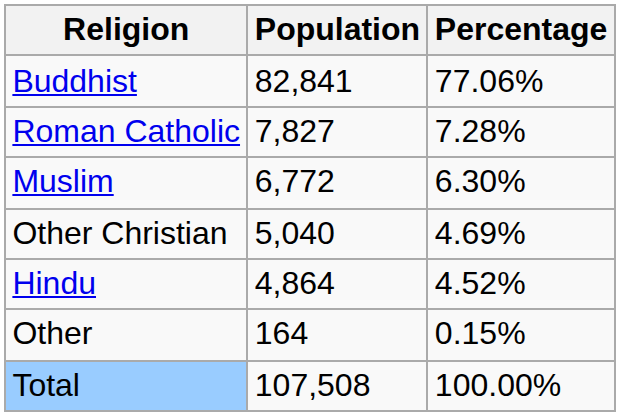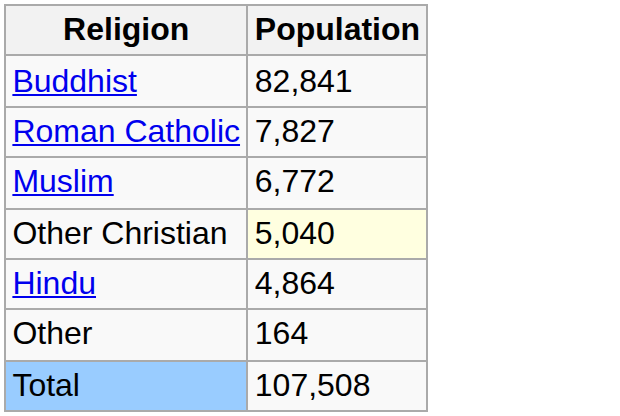- column: (521, 29)
(295, 232) no background -> (295, 232) lightyellow background
